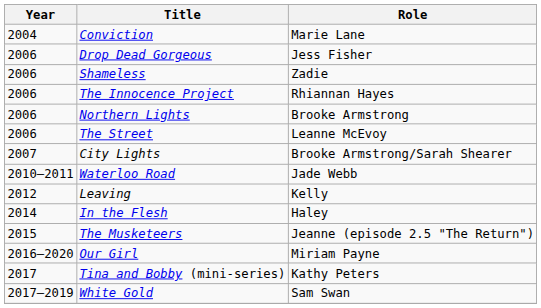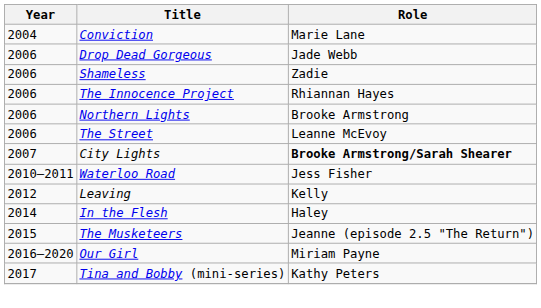(332, 54) Jess Fisher -> (324, 54) Jade Webb
(402, 154) normal -> (402, 154) bold
(324, 174) Jade Webb -> (332, 174) Jess Fisher
- row: (116, 293)
